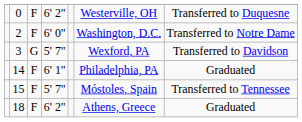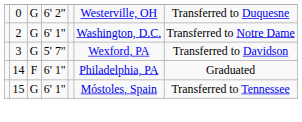(34, 13) F -> (34, 13) G
(34, 32) F -> (34, 32) G
(55, 32) 6' 0" -> (55, 32) 6' 1"
(34, 88) F -> (34, 88) G
(55, 88) 5' 7" -> (55, 88) 6' 1"
- row: (18, 107)
